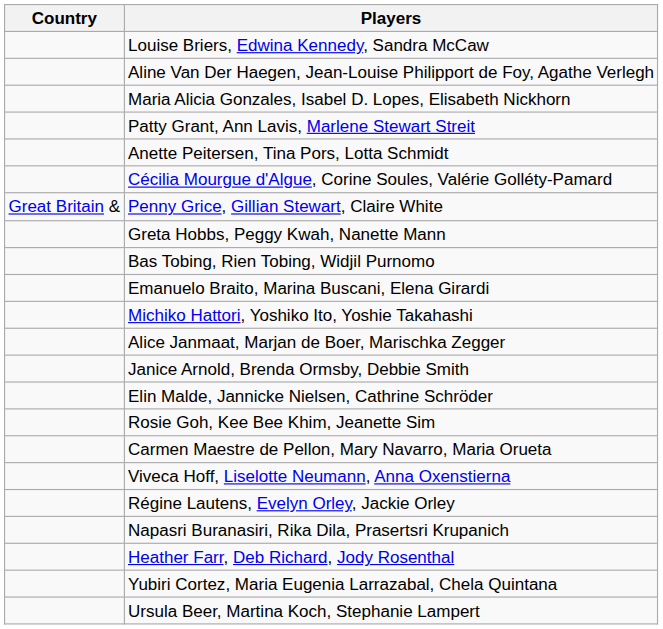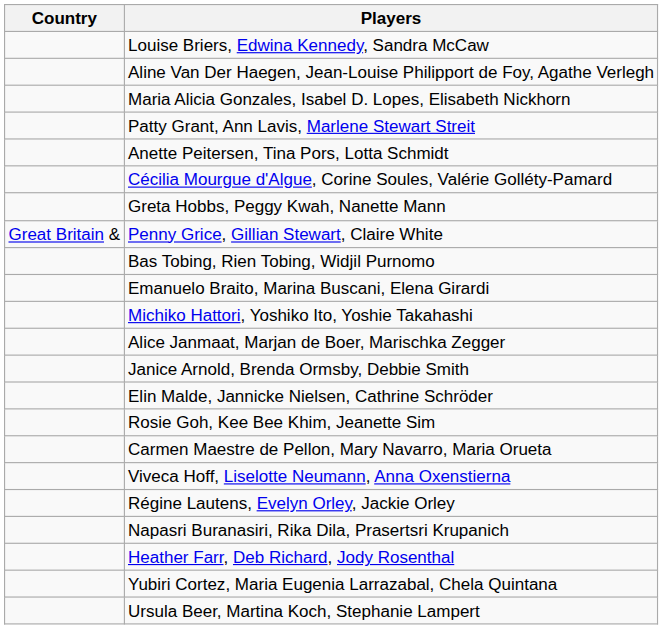rows swapped: (285, 207) <-> (287, 234)
